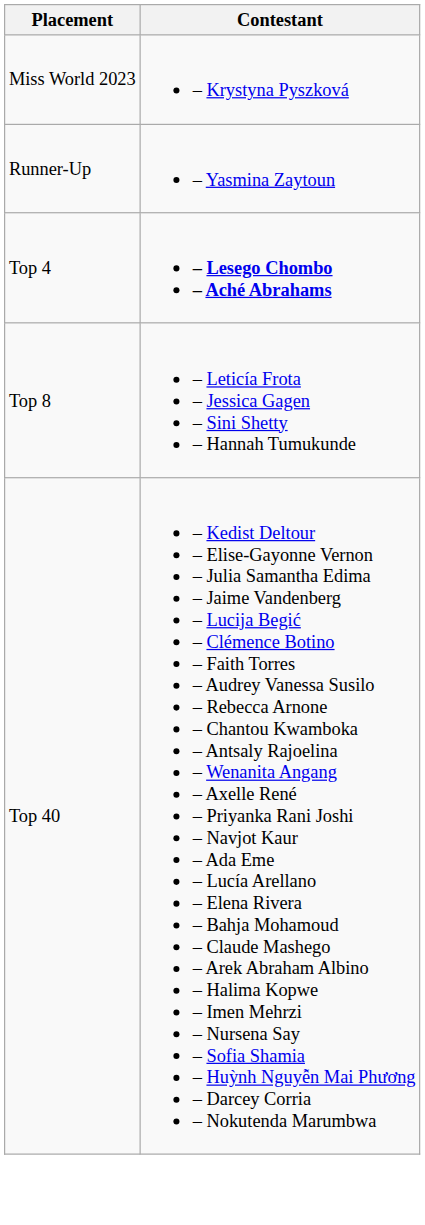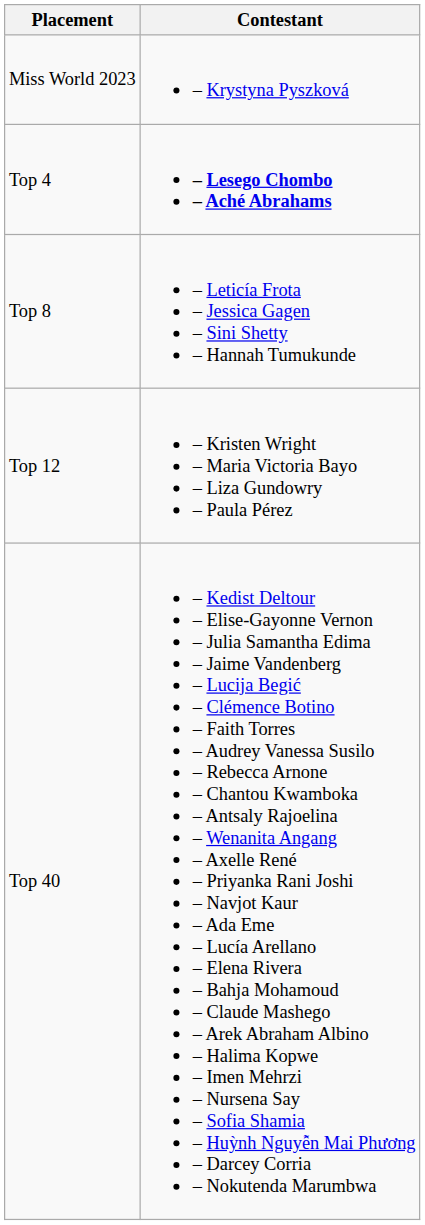- row: (50, 168)
+ row: (35, 465)
